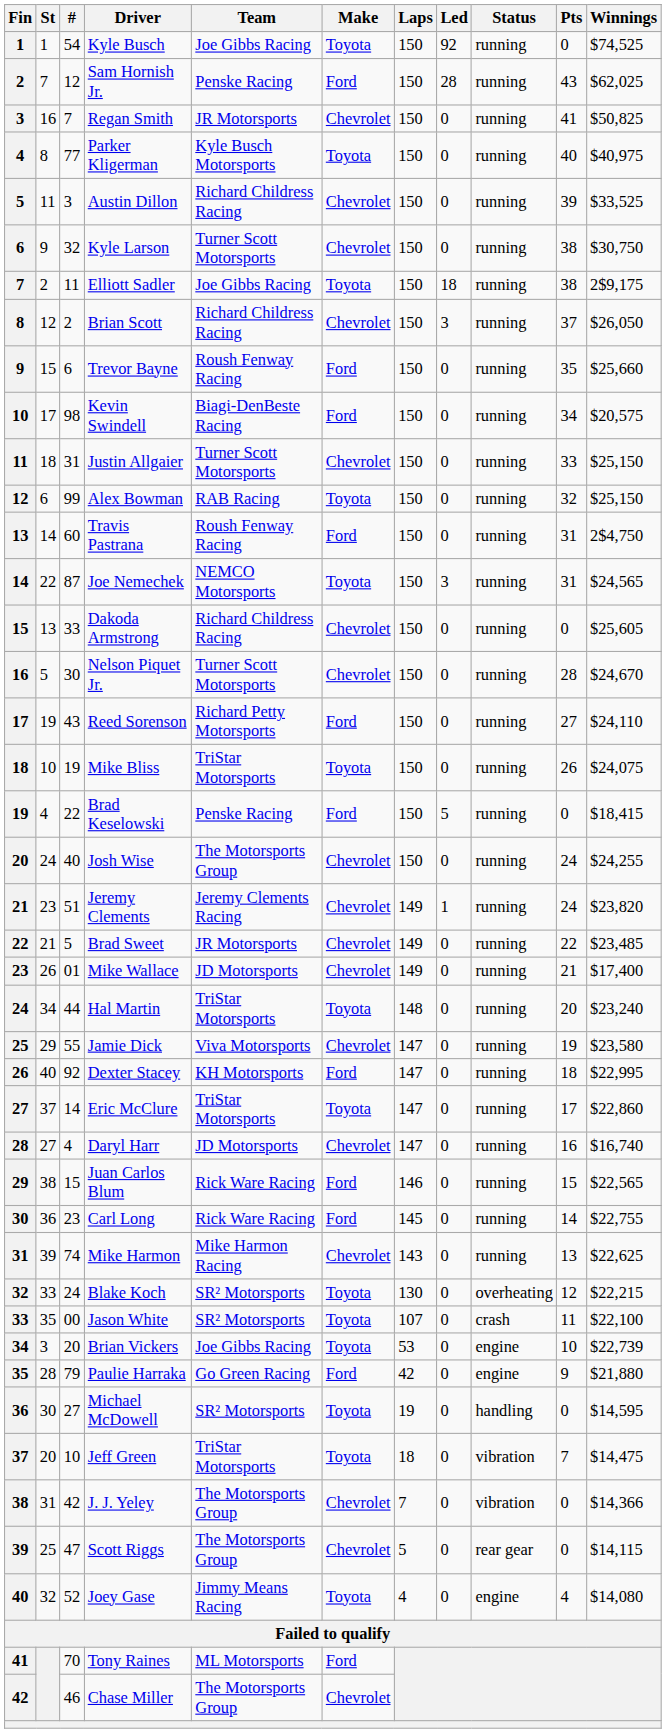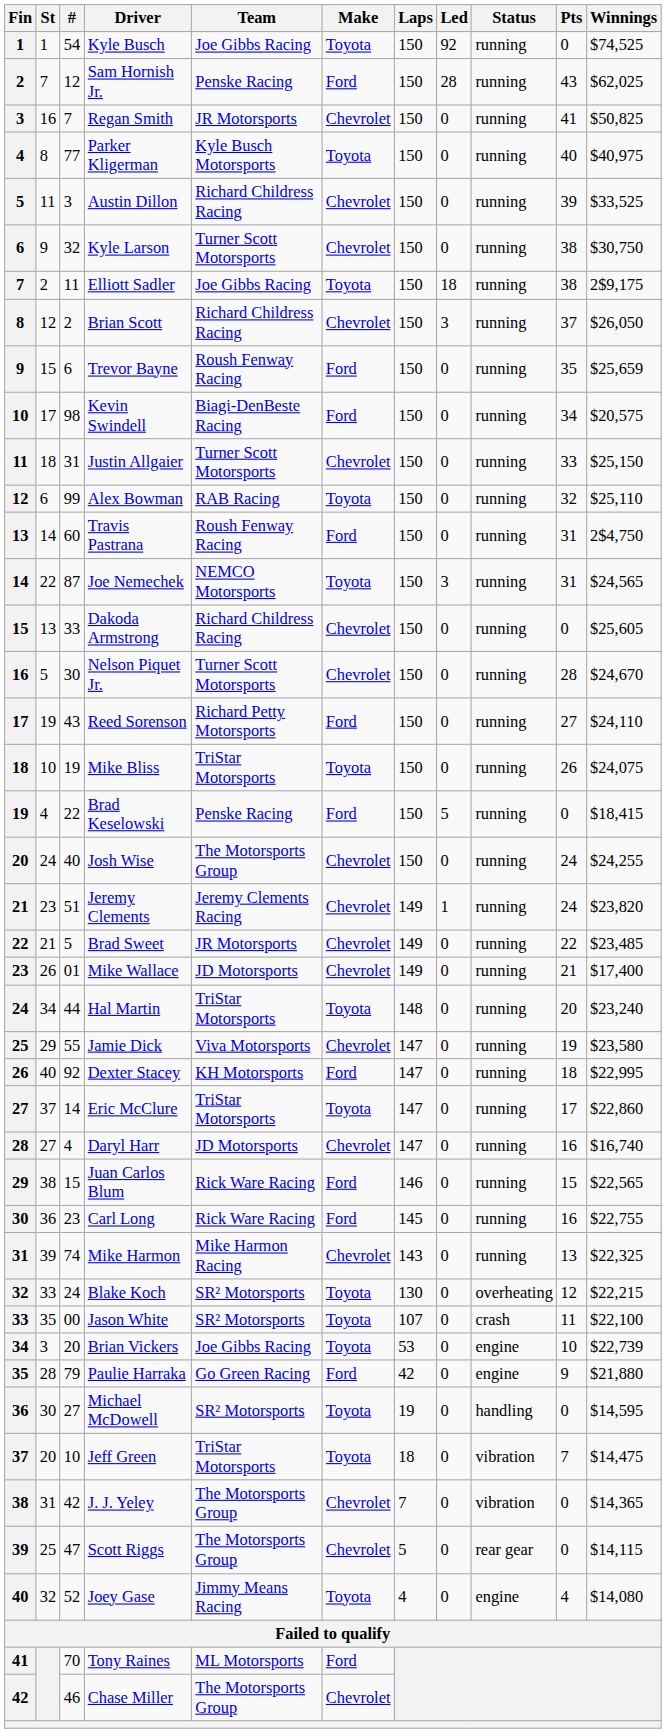(617, 368) $25,660 -> (617, 368) $25,659
(617, 498) $25,150 -> (616, 498) $25,110
(569, 1219) 14 -> (569, 1219) 16
(617, 1255) $22,625 -> (617, 1255) $22,325
(617, 1503) $14,366 -> (617, 1503) $14,365
